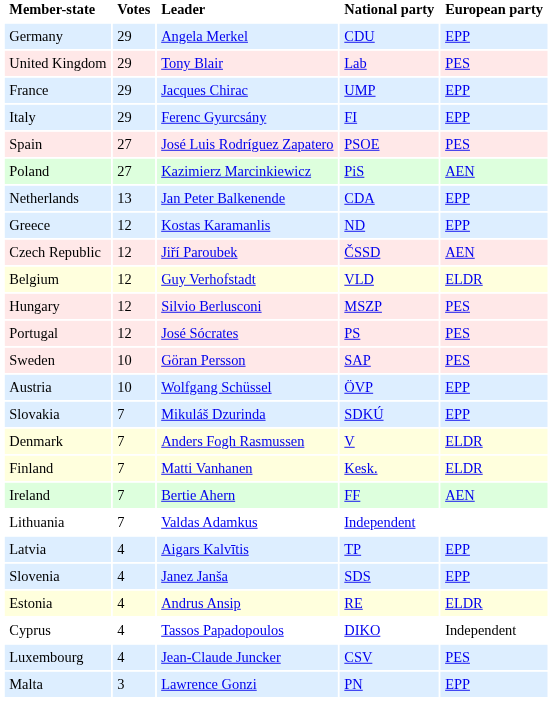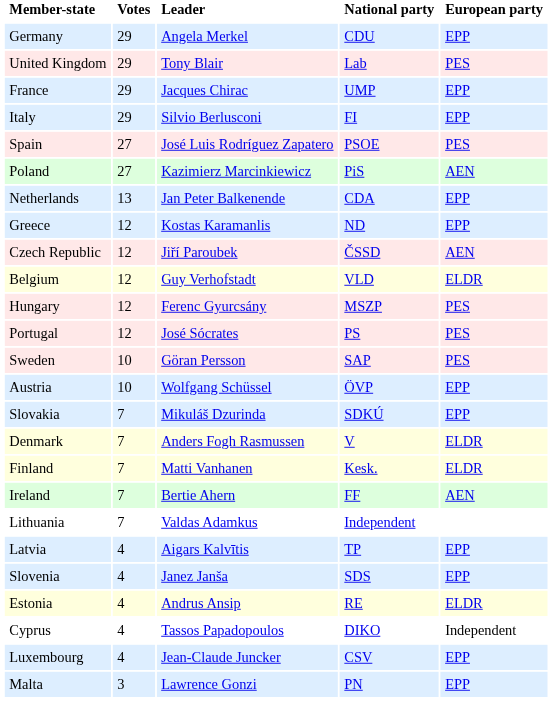(214, 117) Ferenc Gyurcsány -> (211, 117) Silvio Berlusconi
(211, 306) Silvio Berlusconi -> (214, 306) Ferenc Gyurcsány
(458, 657) PES -> (458, 657) EPP
